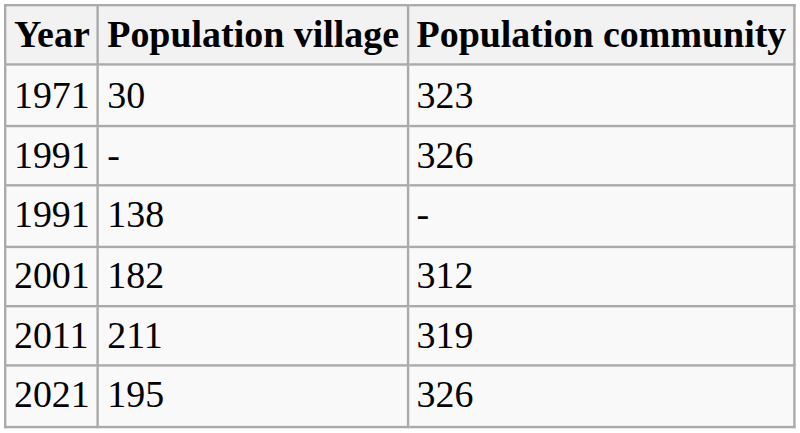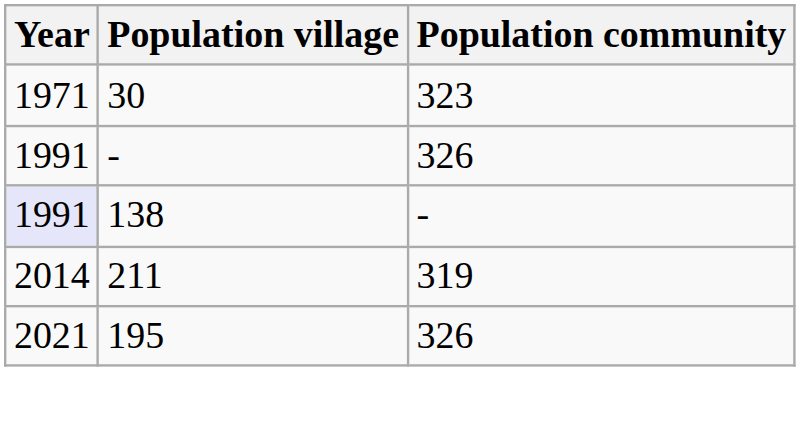(52, 214) no background -> (52, 214) lavender background
- row: (136, 275)
(51, 335) 2011 -> (52, 275) 2014
